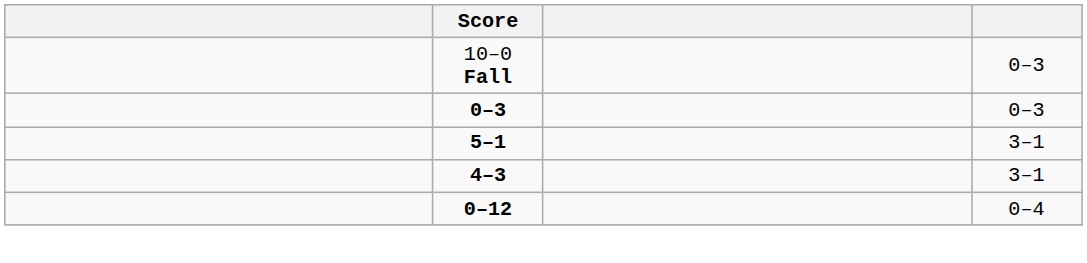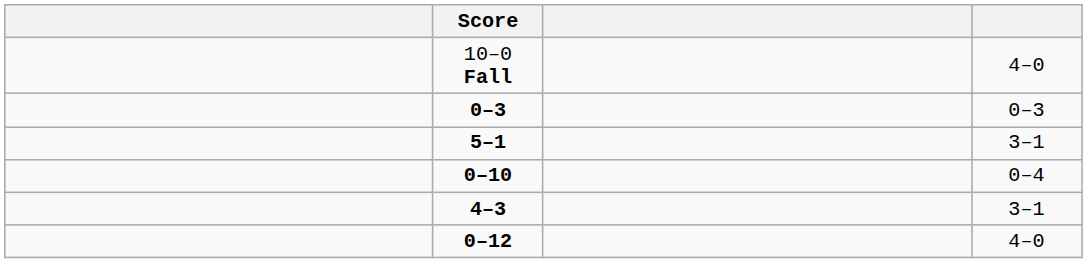(1026, 66) 0–3 -> (1026, 66) 4–0
+ row: (488, 176)
(1026, 209) 0–4 -> (1026, 241) 4–0
